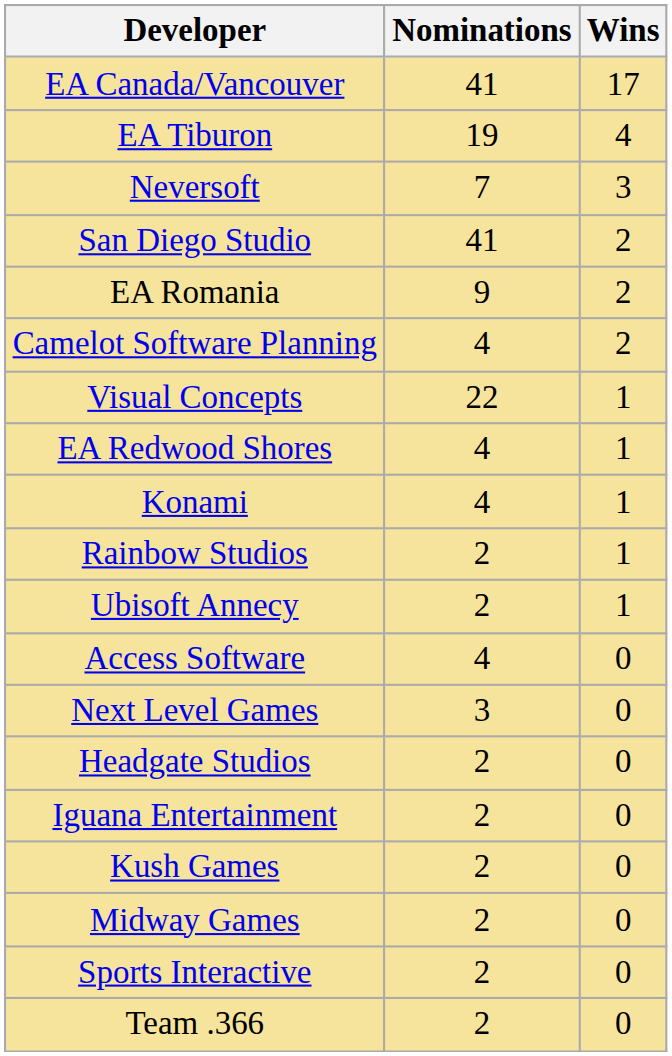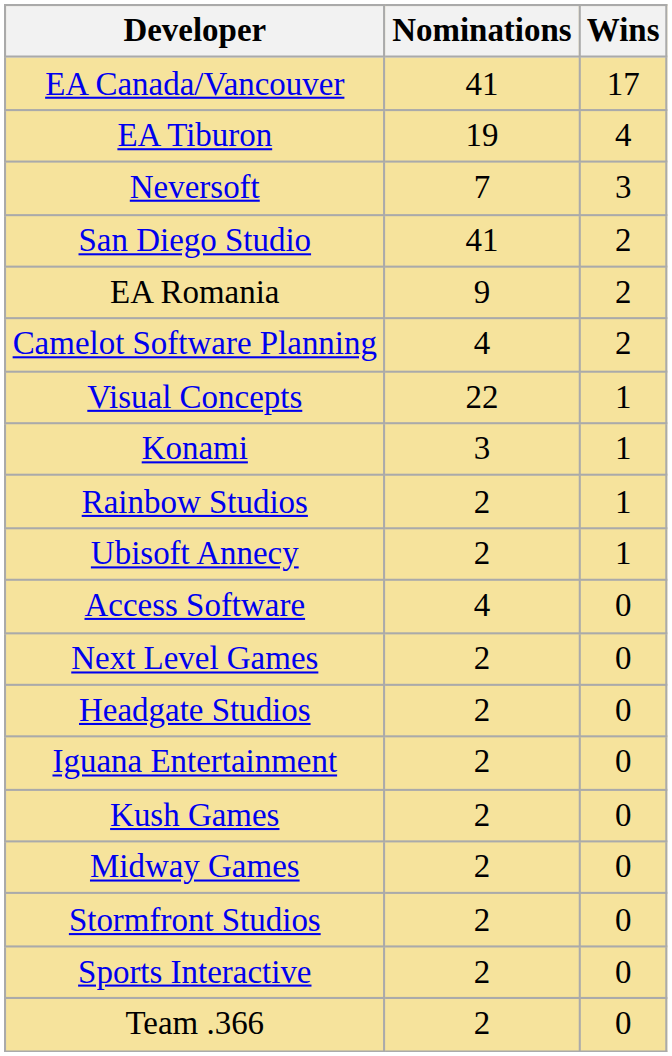- row: (195, 448)
(482, 501) 4 -> (482, 448) 3
(482, 710) 3 -> (482, 657) 2
+ row: (195, 919)
